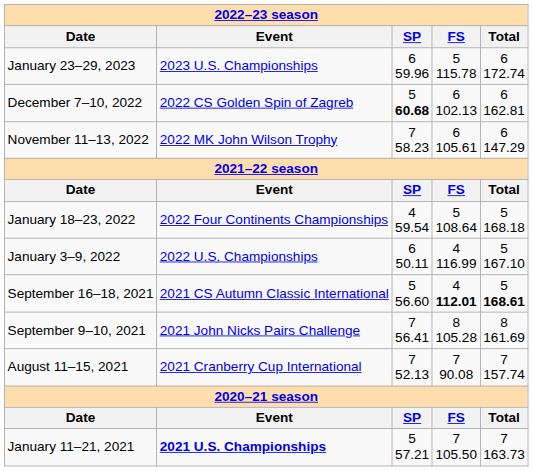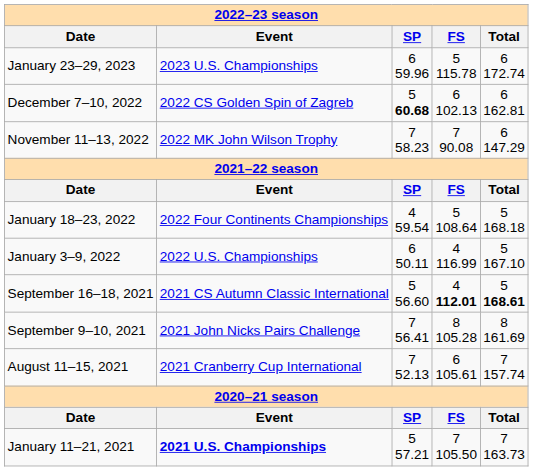(456, 139) 6 105.61 -> (456, 139) 7 90.08
(456, 367) 7 90.08 -> (456, 367) 6 105.61
